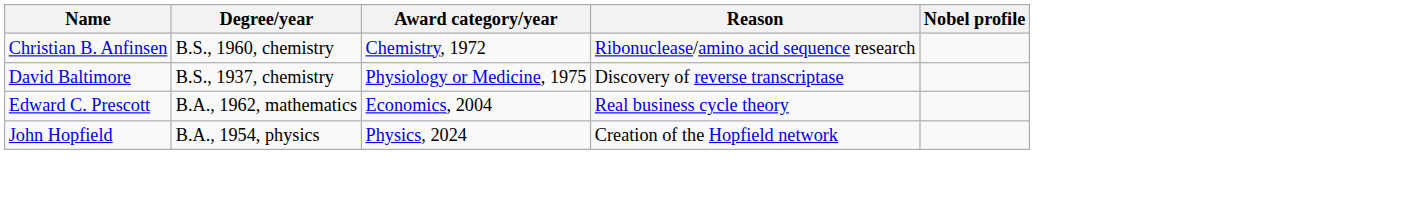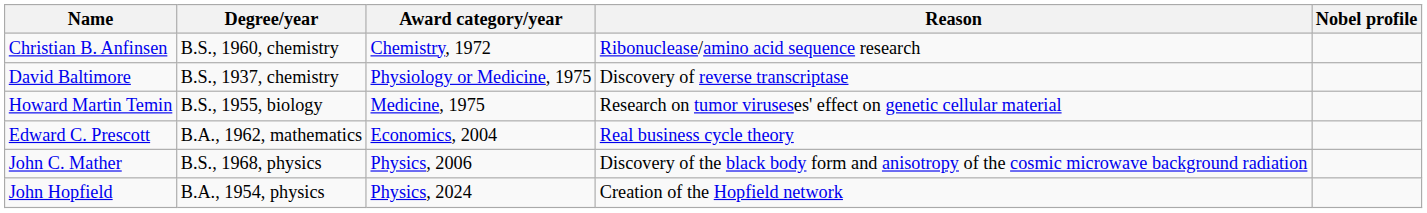+ row: (91, 105)
+ row: (65, 163)
